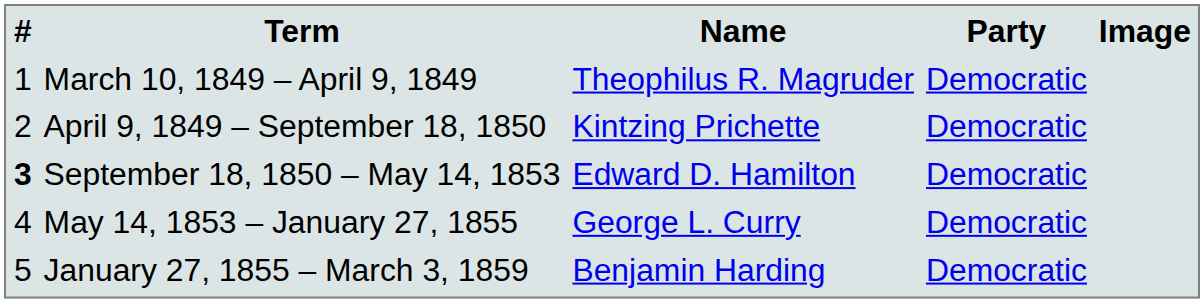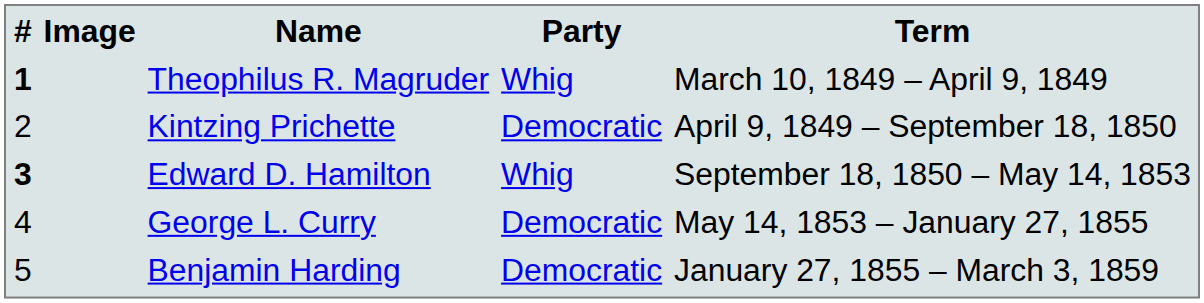columns swapped: (1145, 31) <-> (302, 31)
(23, 79) normal -> (23, 79) bold
(1006, 79) Democratic -> (537, 79) Whig
(1006, 174) Democratic -> (537, 174) Whig
